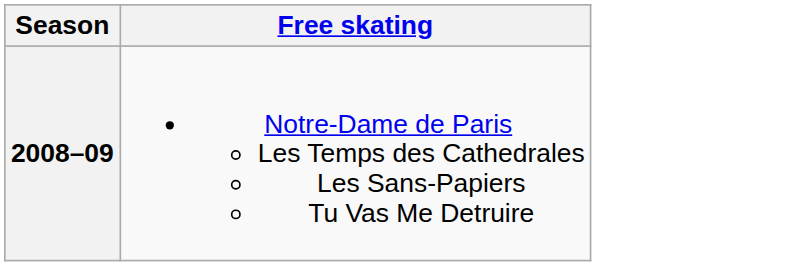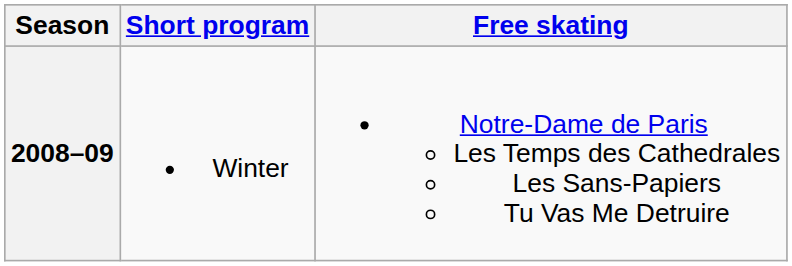+ column: (218, 25)
